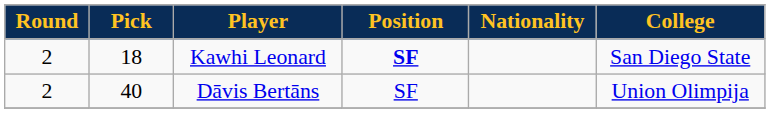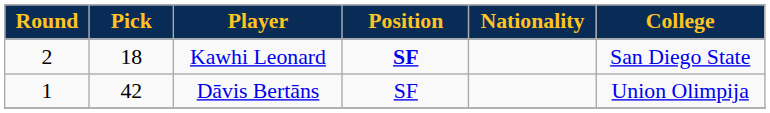(47, 90) 2 -> (47, 90) 1
(131, 90) 40 -> (131, 90) 42
